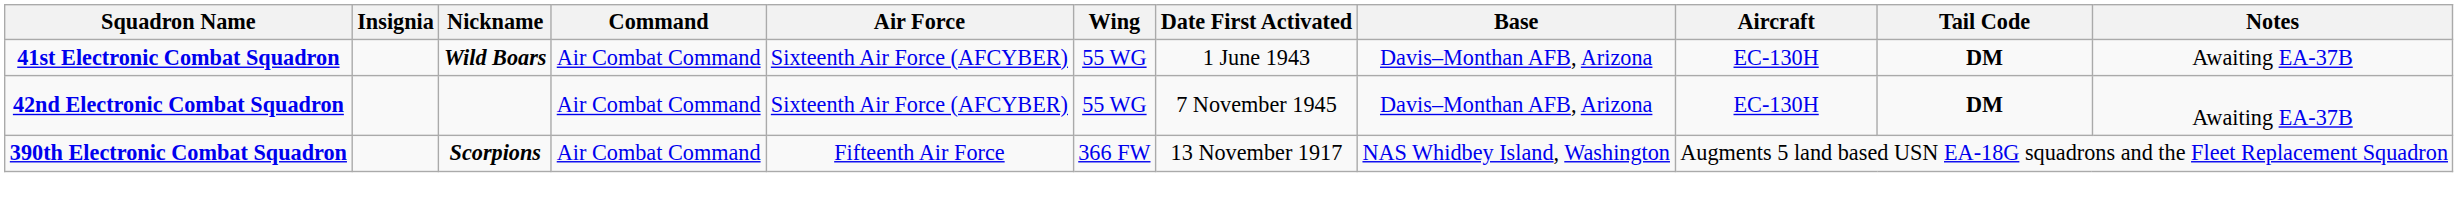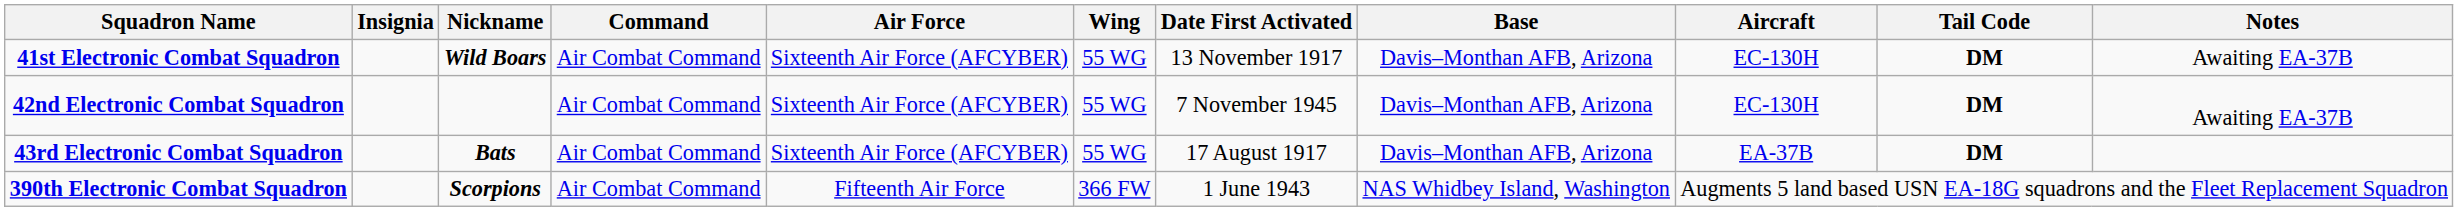(1256, 57) 1 June 1943 -> (1256, 57) 13 November 1917
+ row: (178, 152)
(1256, 152) 13 November 1917 -> (1256, 188) 1 June 1943
